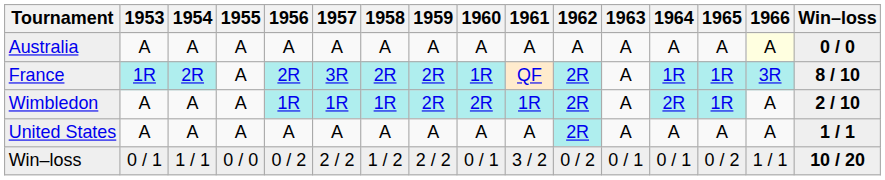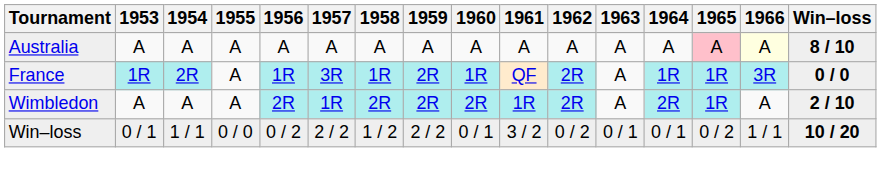(722, 47) no background -> (717, 47) pink background
(838, 47) 0 / 0 -> (832, 47) 8 / 10
(289, 75) 2R -> (283, 75) 1R
(385, 75) 2R -> (380, 75) 1R
(838, 75) 8 / 10 -> (832, 75) 0 / 0
(289, 103) 1R -> (283, 103) 2R
(385, 103) 1R -> (380, 103) 2R
- row: (62, 132)
